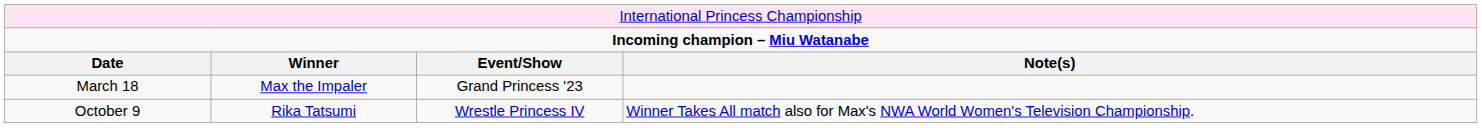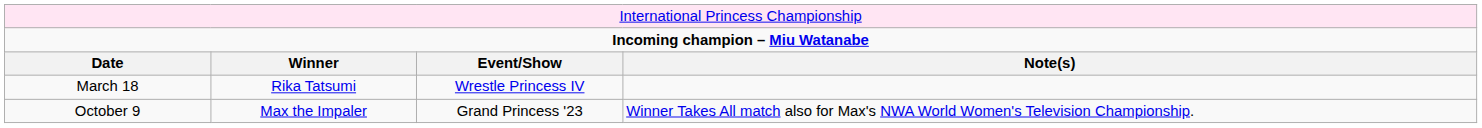(314, 87) Max the Impaler -> (314, 87) Rika Tatsumi
(520, 87) Grand Princess '23 -> (520, 87) Wrestle Princess IV
(314, 110) Rika Tatsumi -> (314, 110) Max the Impaler
(520, 110) Wrestle Princess IV -> (520, 110) Grand Princess '23
